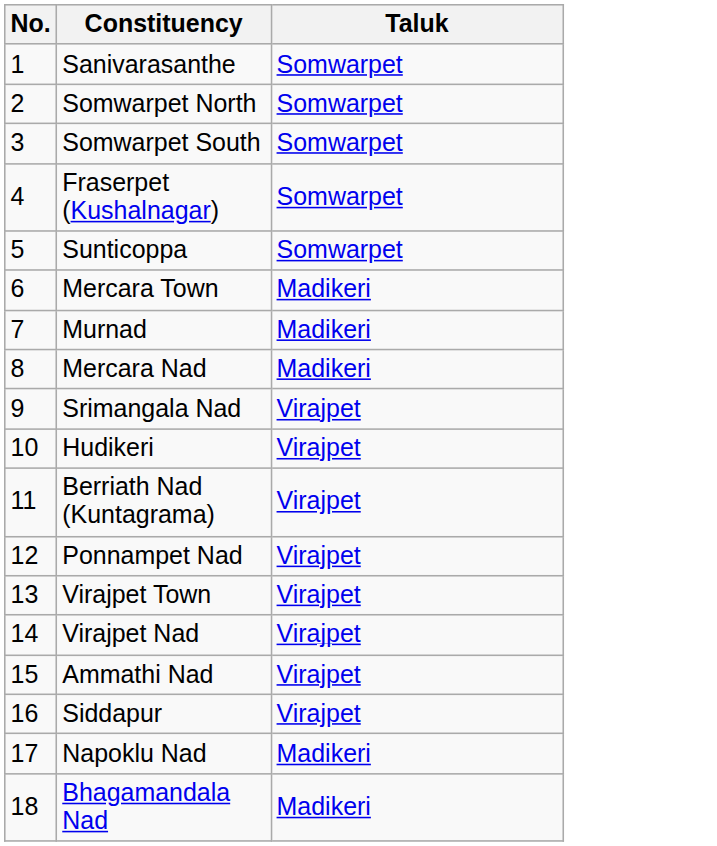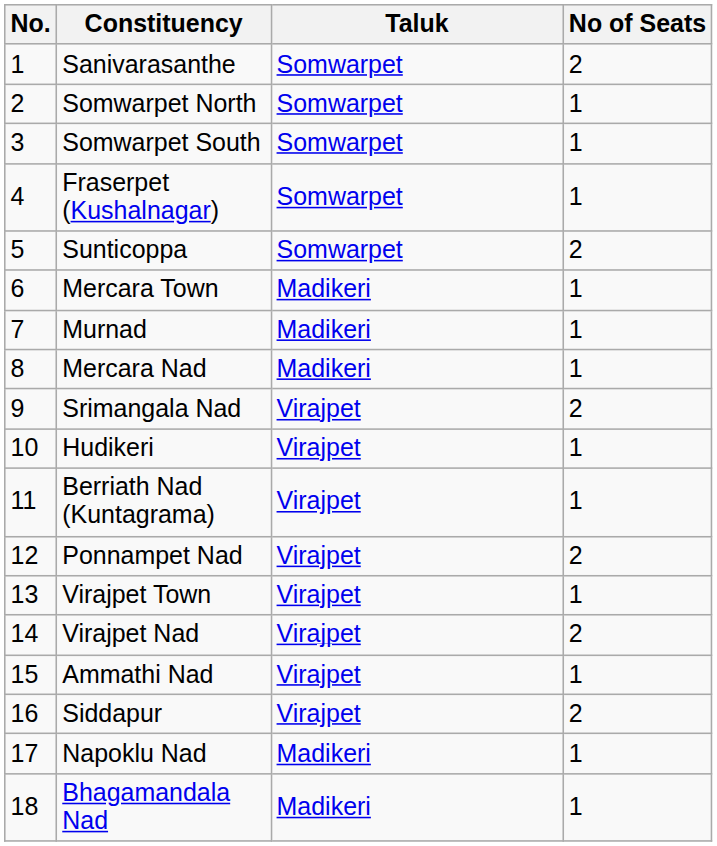+ column: (638, 24)
